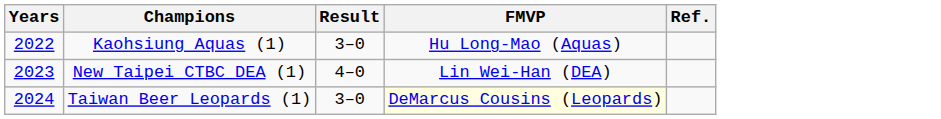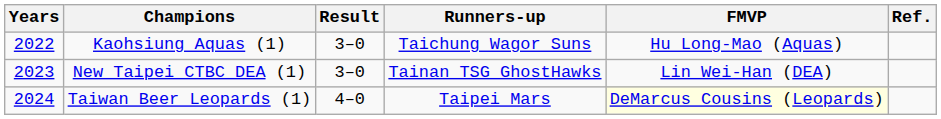+ column: (495, 19)
(350, 73) 4–0 -> (350, 73) 3–0
(350, 101) 3–0 -> (350, 101) 4–0
